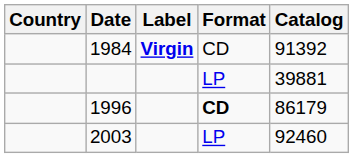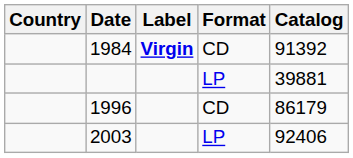(216, 108) bold -> (216, 108) normal
(301, 137) 92460 -> (301, 137) 92406
